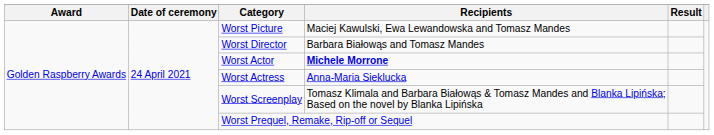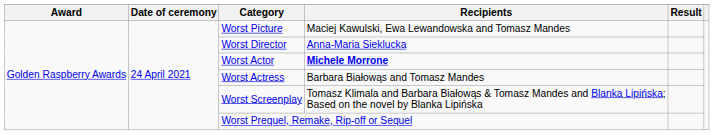(395, 45) Barbara Białowąs and Tomasz Mandes -> (357, 45) Anna-Maria Sieklucka
(357, 77) Anna-Maria Sieklucka -> (395, 77) Barbara Białowąs and Tomasz Mandes
